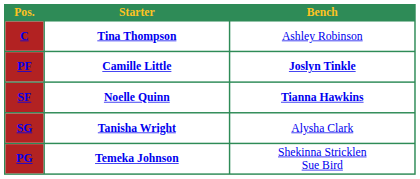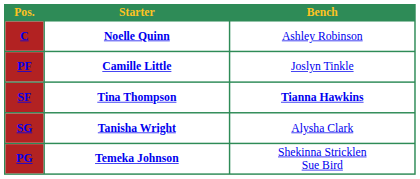(137, 36) Tina Thompson -> (137, 36) Noelle Quinn
(322, 66) bold -> (322, 66) normal
(137, 97) Noelle Quinn -> (137, 97) Tina Thompson
